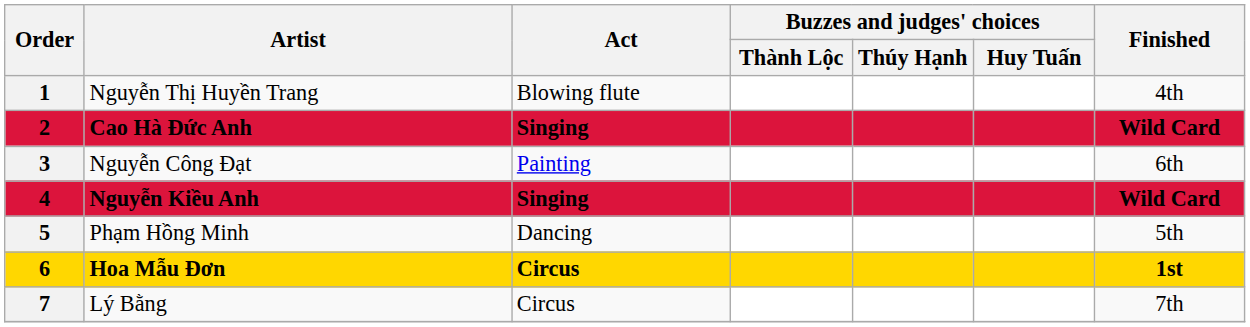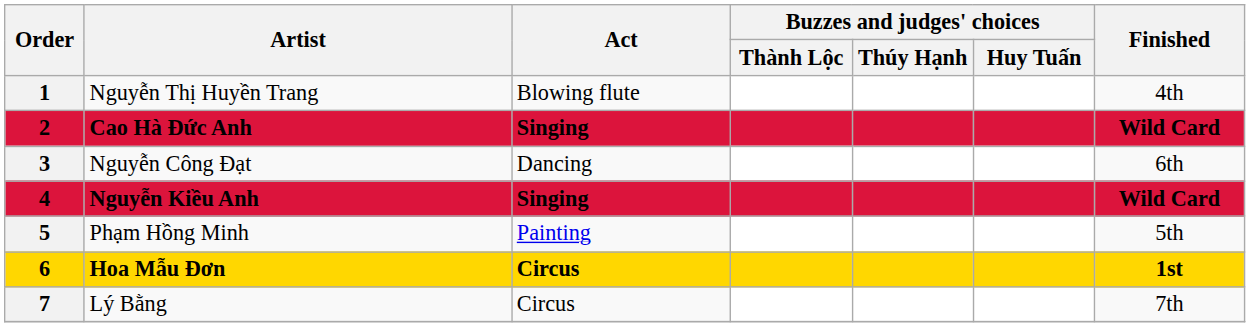(554, 163) Painting -> (554, 163) Dancing
(554, 233) Dancing -> (554, 233) Painting
